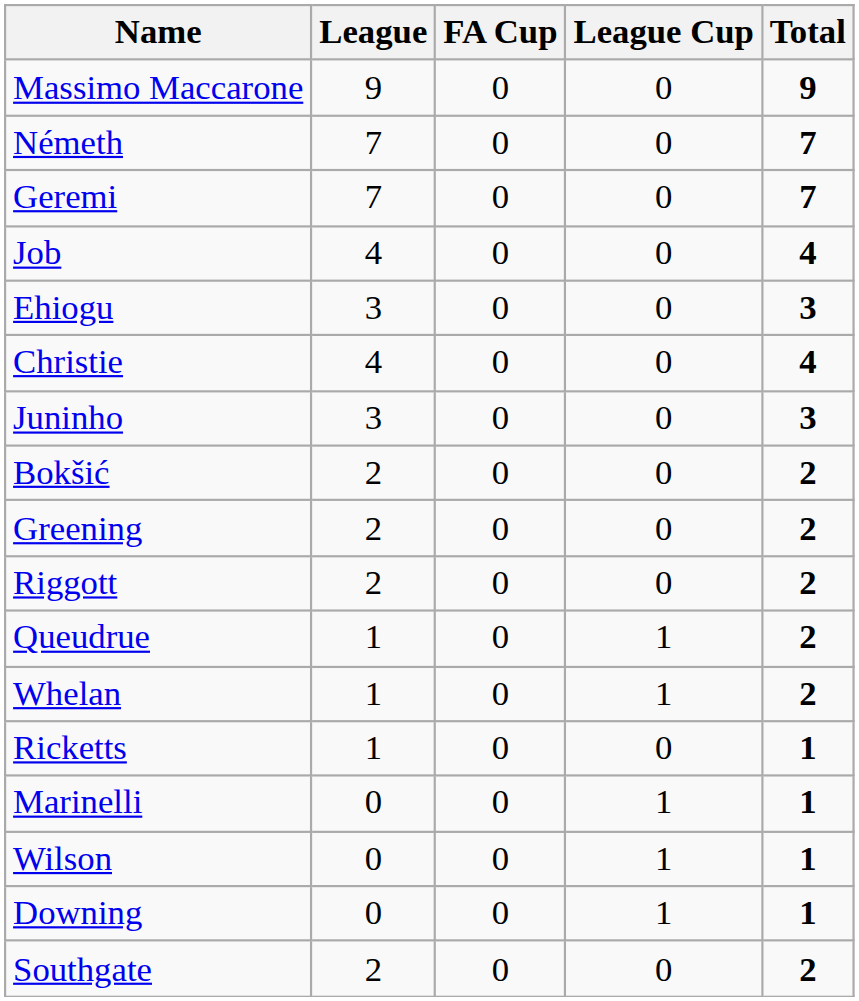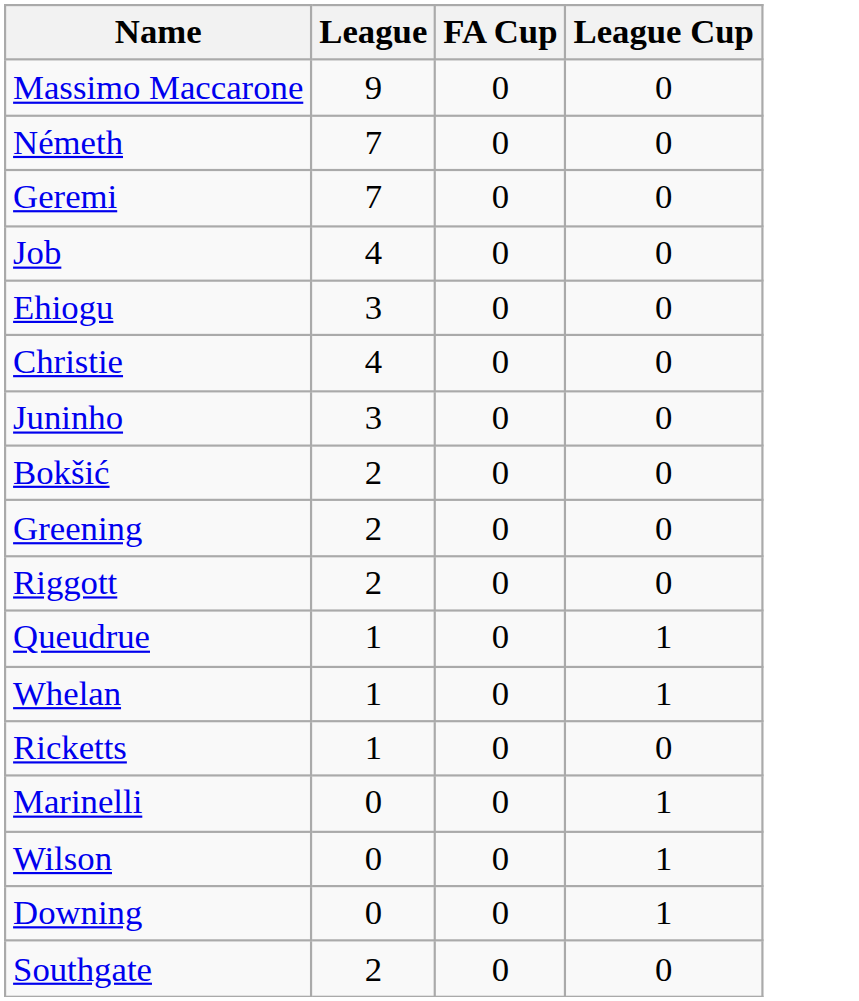- column: (808, 32)
